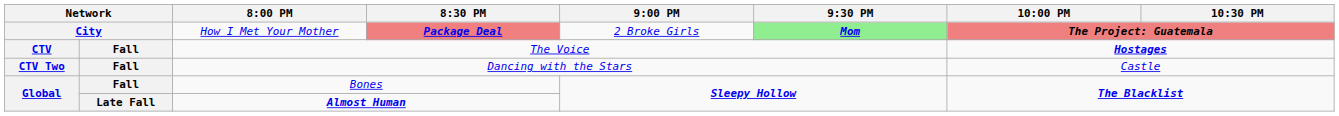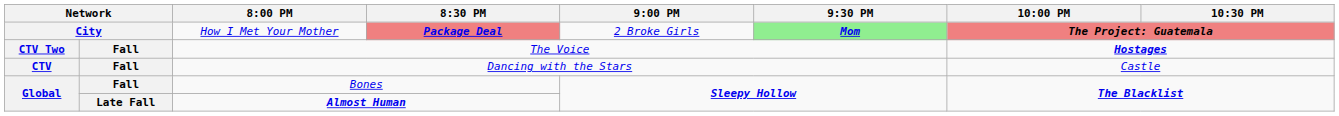(42, 49) CTV -> (42, 49) CTV Two
(42, 67) CTV Two -> (42, 67) CTV
